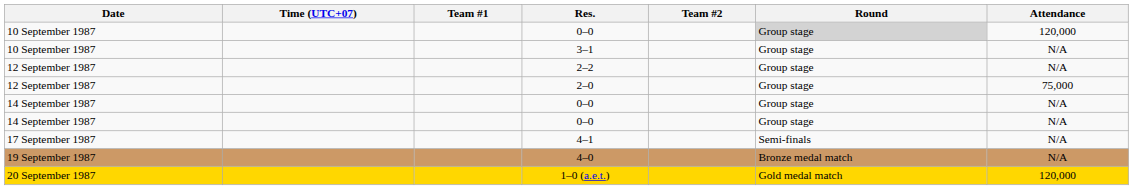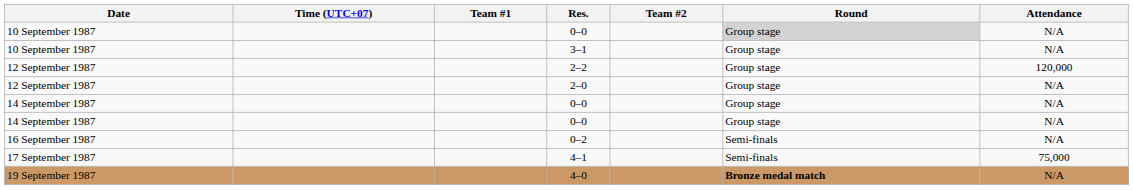(1058, 31) 120,000 -> (1054, 31) N/A
(1058, 67) N/A -> (1054, 67) 120,000
(1058, 85) 75,000 -> (1054, 85) N/A
+ row: (51, 139)
(1058, 139) N/A -> (1054, 157) 75,000
(805, 157) normal -> (775, 175) bold
- row: (51, 175)
